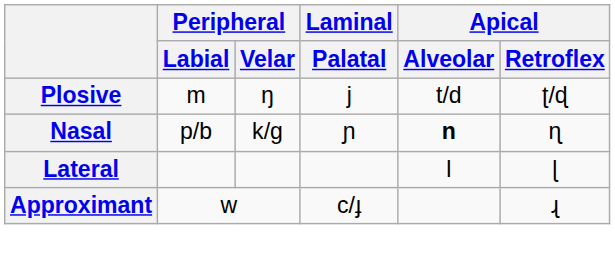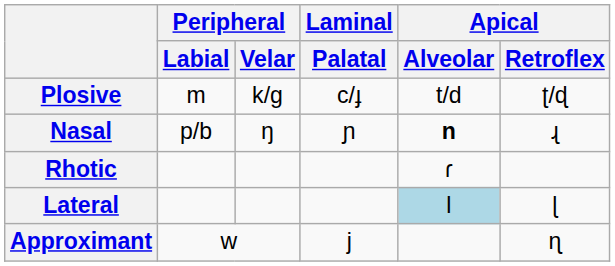(267, 95) ŋ -> (267, 95) k/ɡ
(349, 95) j -> (349, 95) c/ɟ
(267, 132) k/ɡ -> (267, 132) ŋ
(555, 132) ɳ -> (555, 132) ɻ
+ row: (81, 168)
(449, 168) no background -> (449, 205) lightblue background
(349, 205) c/ɟ -> (349, 242) j
(555, 205) ɻ -> (555, 242) ɳ
